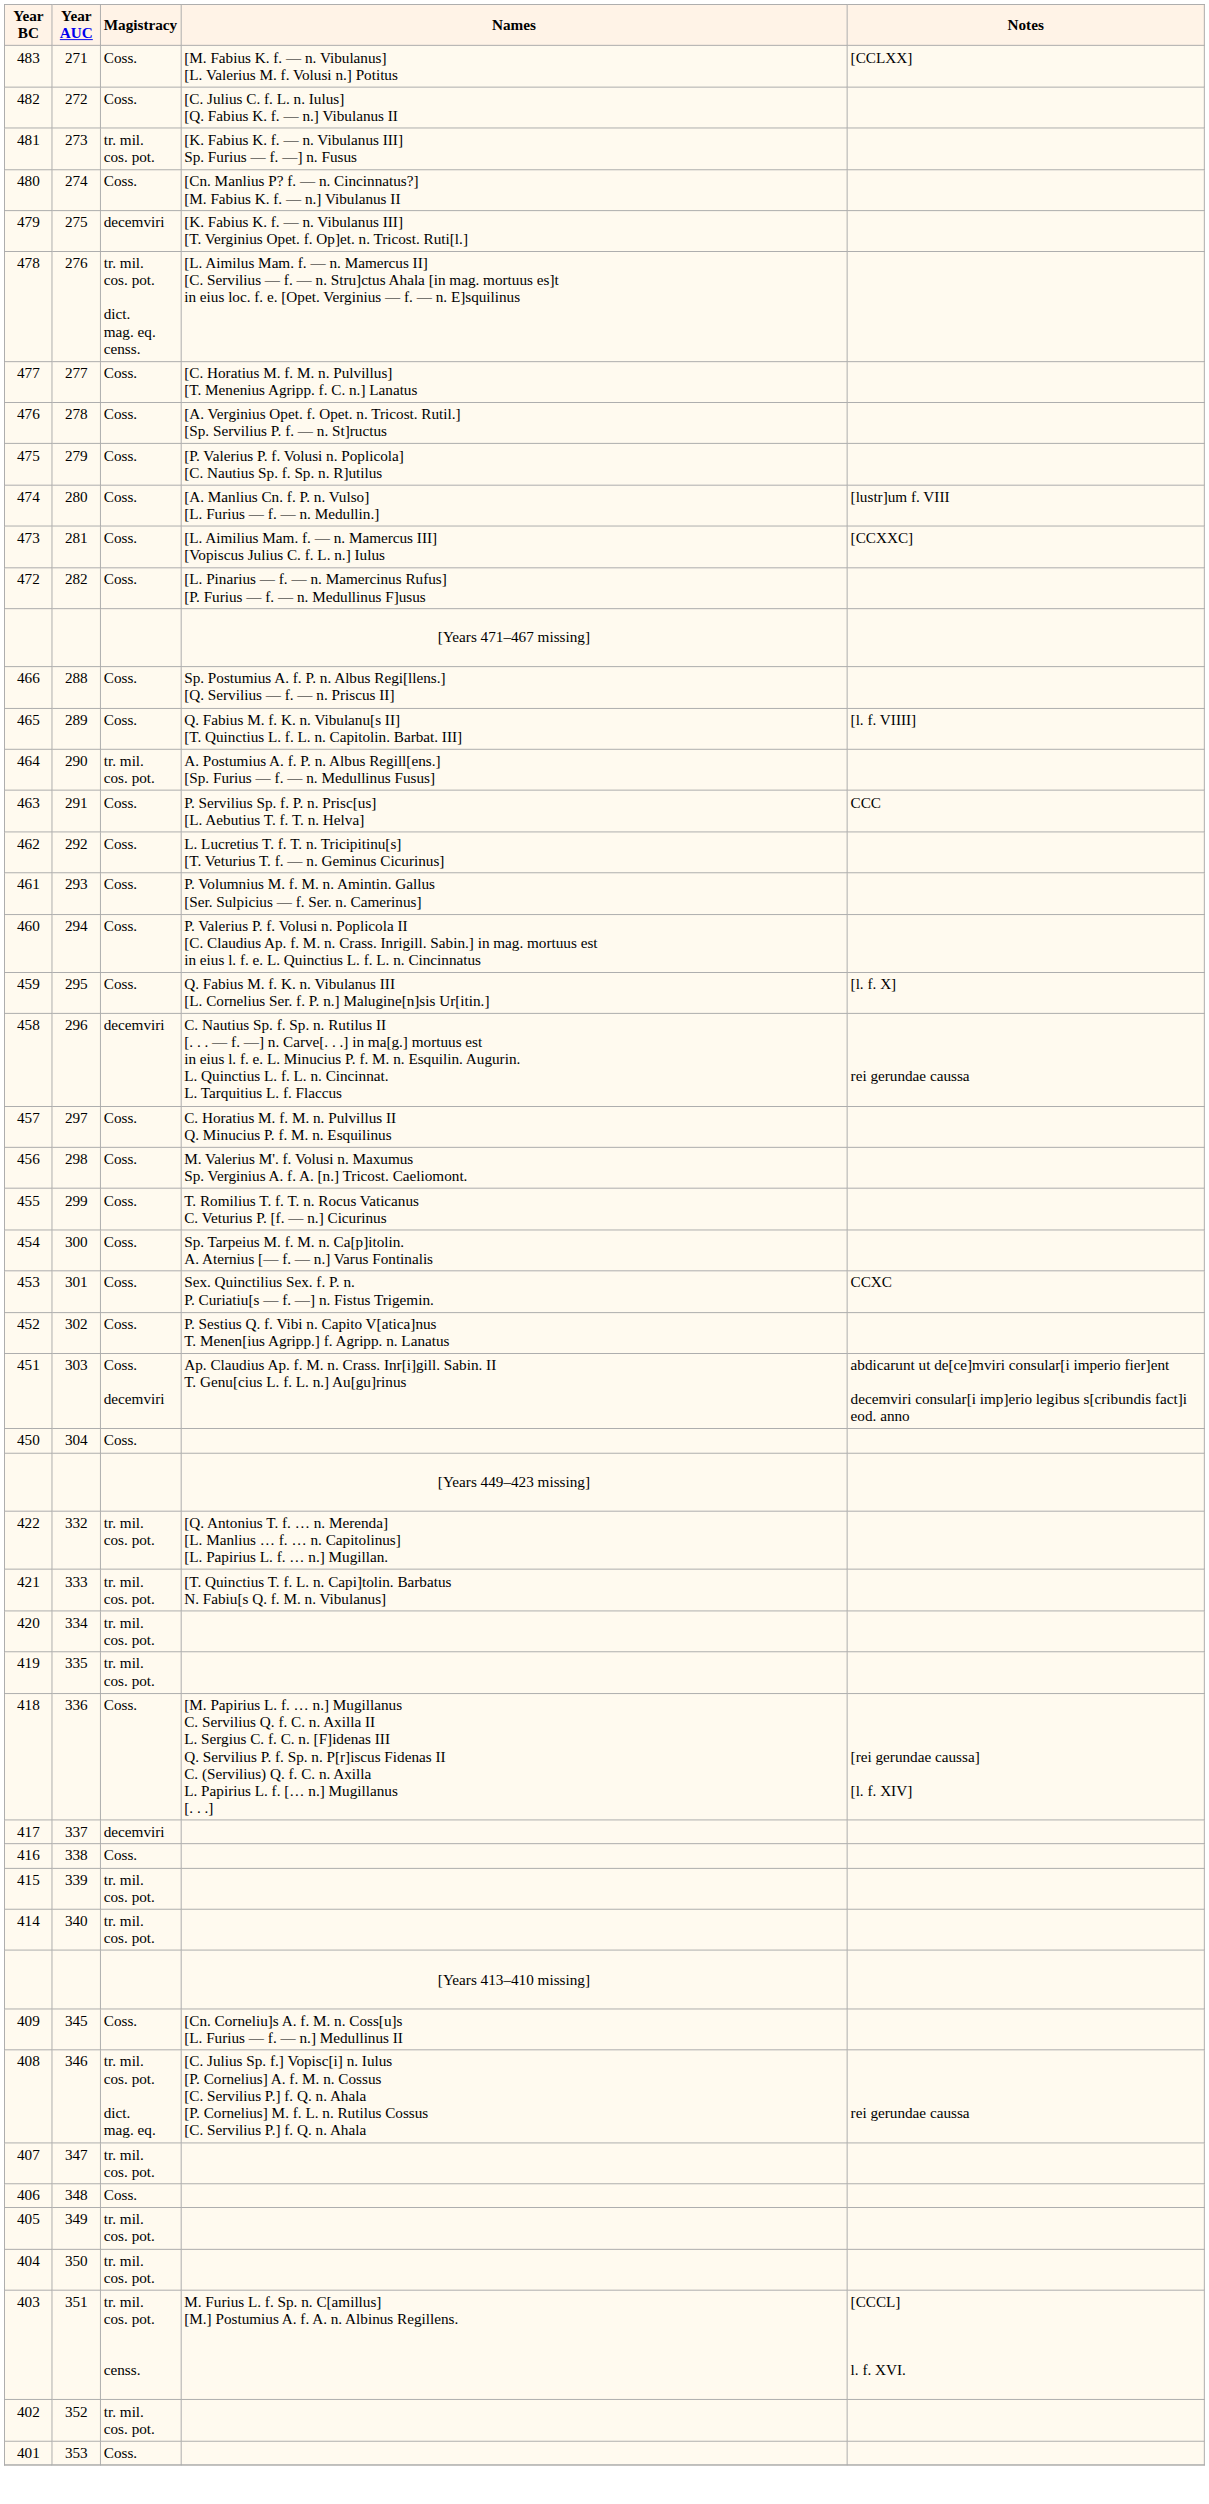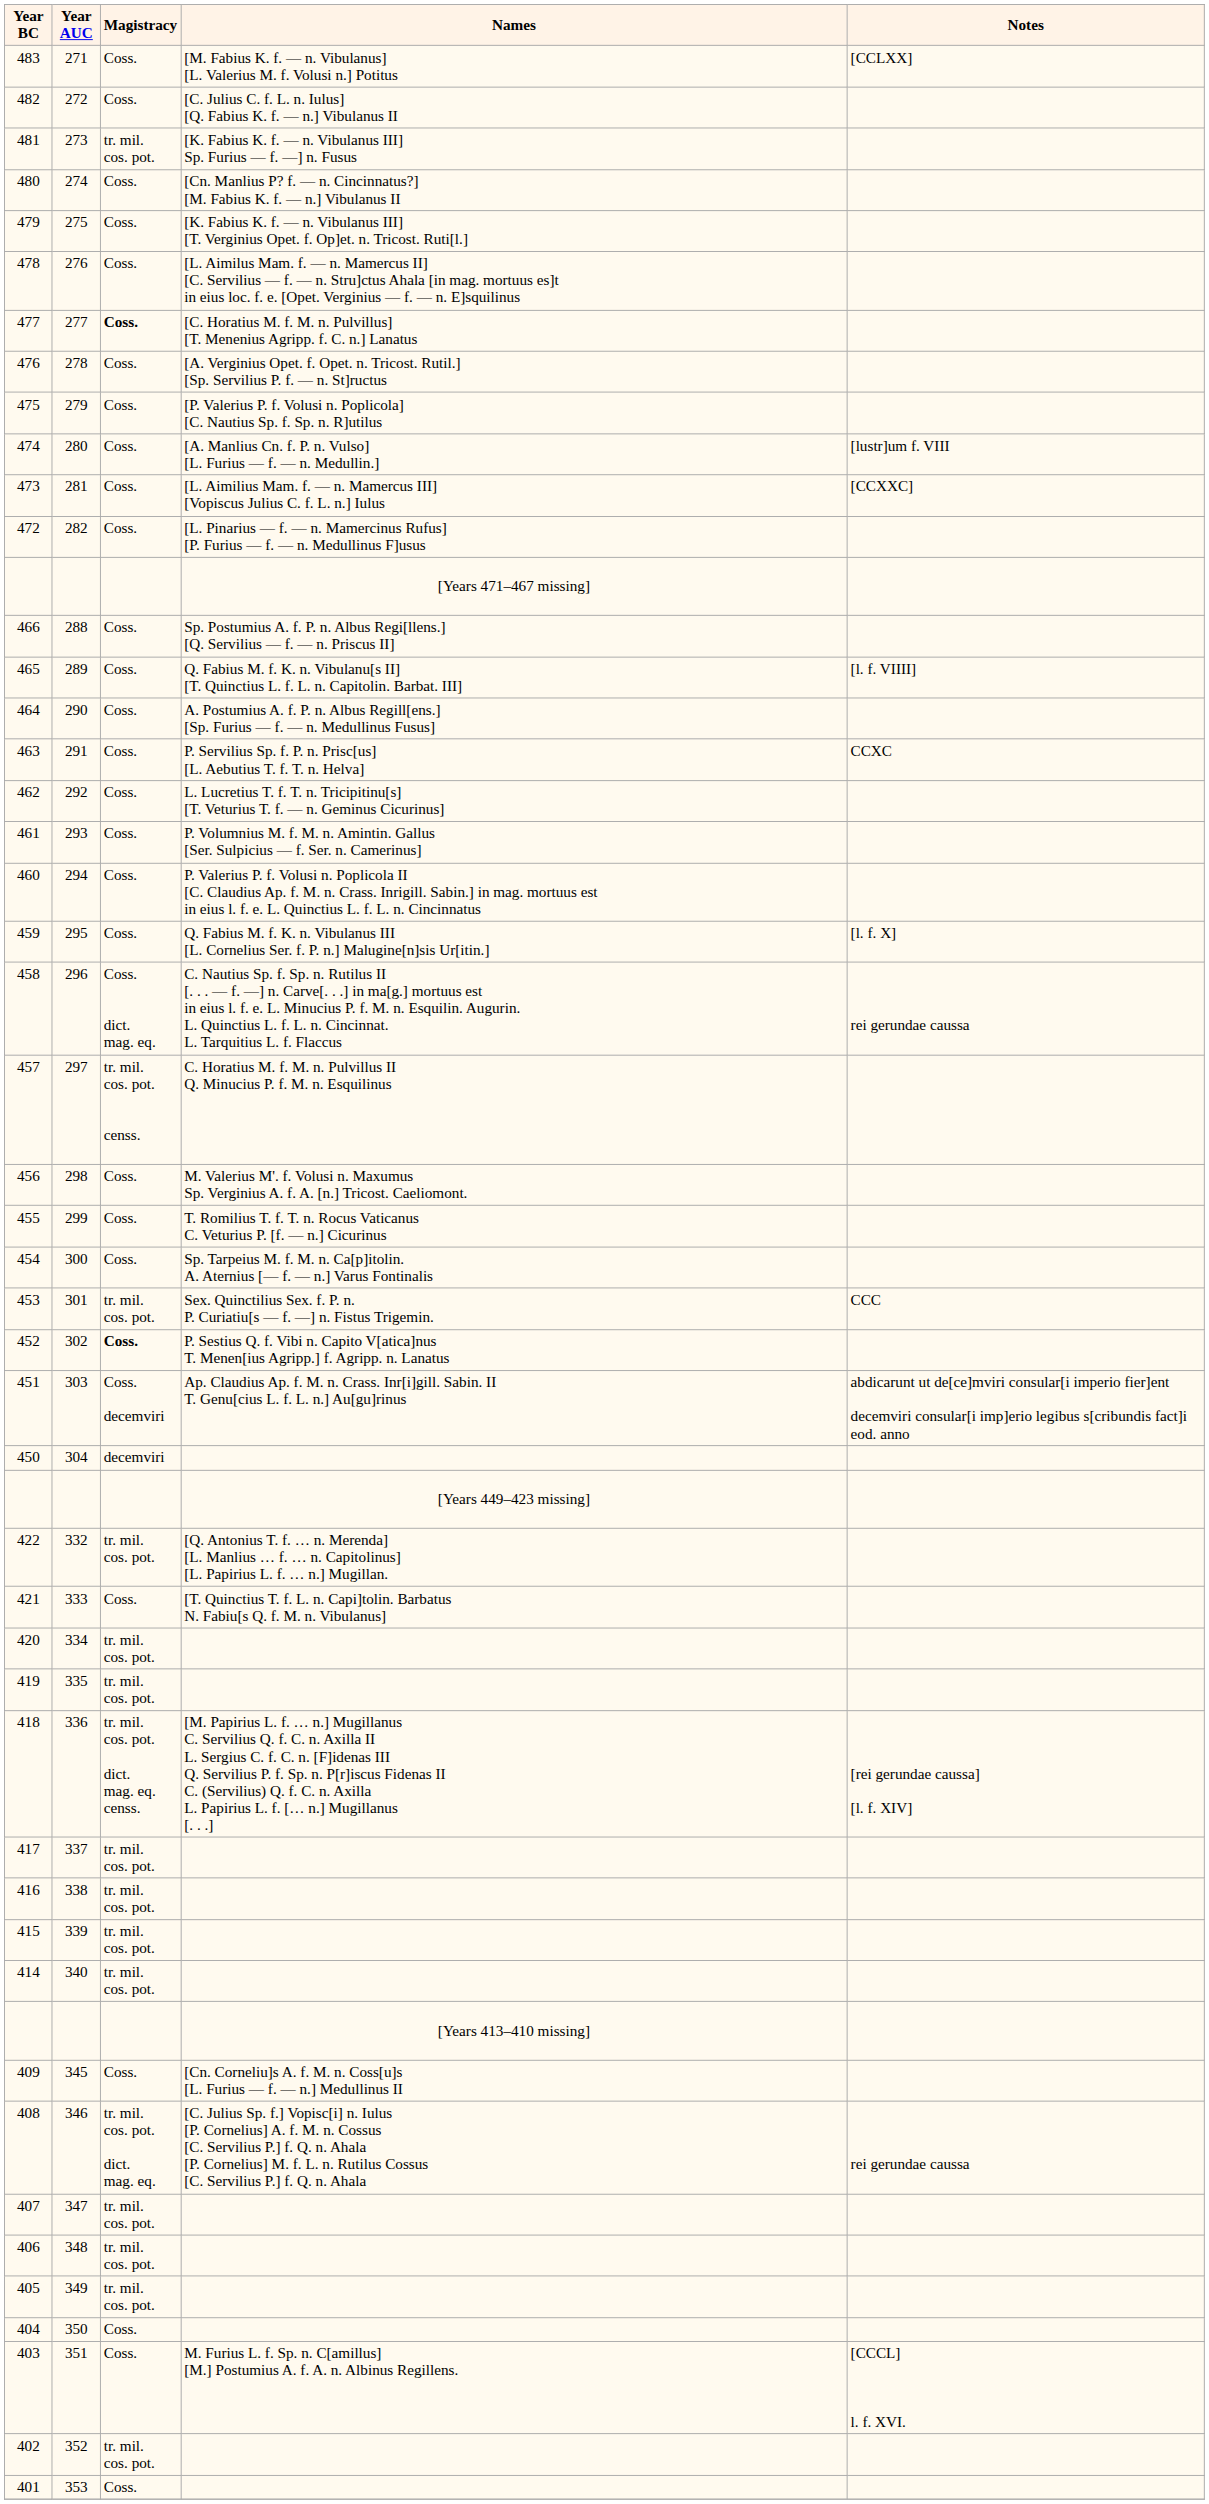(134, 222) decemviri -> (120, 222) Coss.
(130, 306) tr. mil. cos. pot. dict. mag. eq. censs. -> (120, 263) Coss.
(120, 373) normal -> (121, 322) bold
(129, 769) tr. mil. cos. pot. -> (120, 710) Coss.
(866, 802) CCC -> (871, 751) CCXC
(134, 1025) decemviri -> (130, 1008) Coss. dict. mag. eq.
(120, 1118) Coss. -> (129, 1101) tr. mil. cos. pot. censs.
(120, 1283) Coss. -> (129, 1308) tr. mil. cos. pot.
(871, 1283) CCXC -> (866, 1300) CCC
(120, 1324) normal -> (121, 1341) bold
(120, 1440) Coss. -> (134, 1457) decemviri
(129, 1590) tr. mil. cos. pot. -> (120, 1598) Coss.
(120, 1705) Coss. -> (130, 1765) tr. mil. cos. pot. dict. mag. eq. censs.
(134, 1831) decemviri -> (129, 1857) tr. mil. cos. pot.
(120, 1855) Coss. -> (129, 1898) tr. mil. cos. pot.
(120, 2195) Coss. -> (129, 2255) tr. mil. cos. pot.
(129, 2269) tr. mil. cos. pot. -> (120, 2329) Coss.
(129, 2336) tr. mil. cos. pot. censs. -> (120, 2353) Coss.
